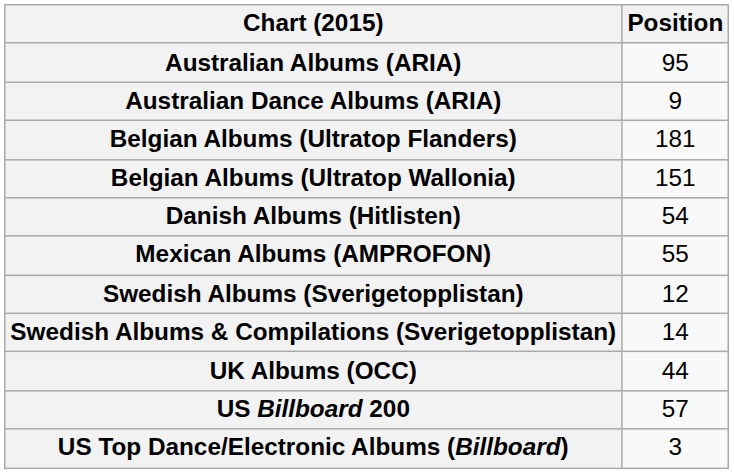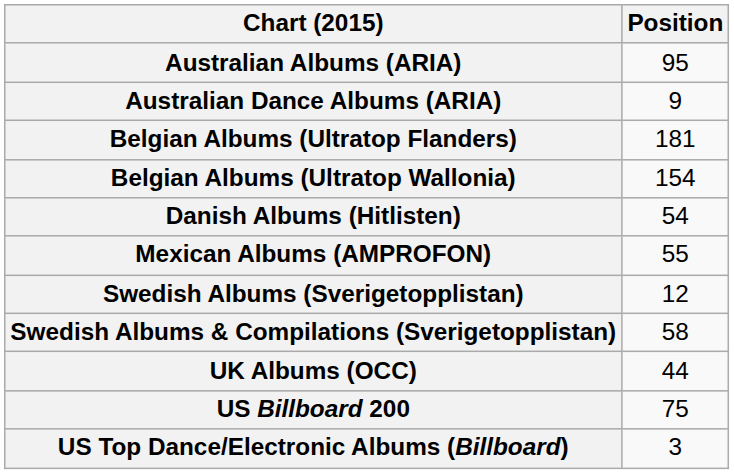(675, 178) 151 -> (675, 178) 154
(675, 332) 14 -> (675, 332) 58
(675, 409) 57 -> (675, 409) 75
